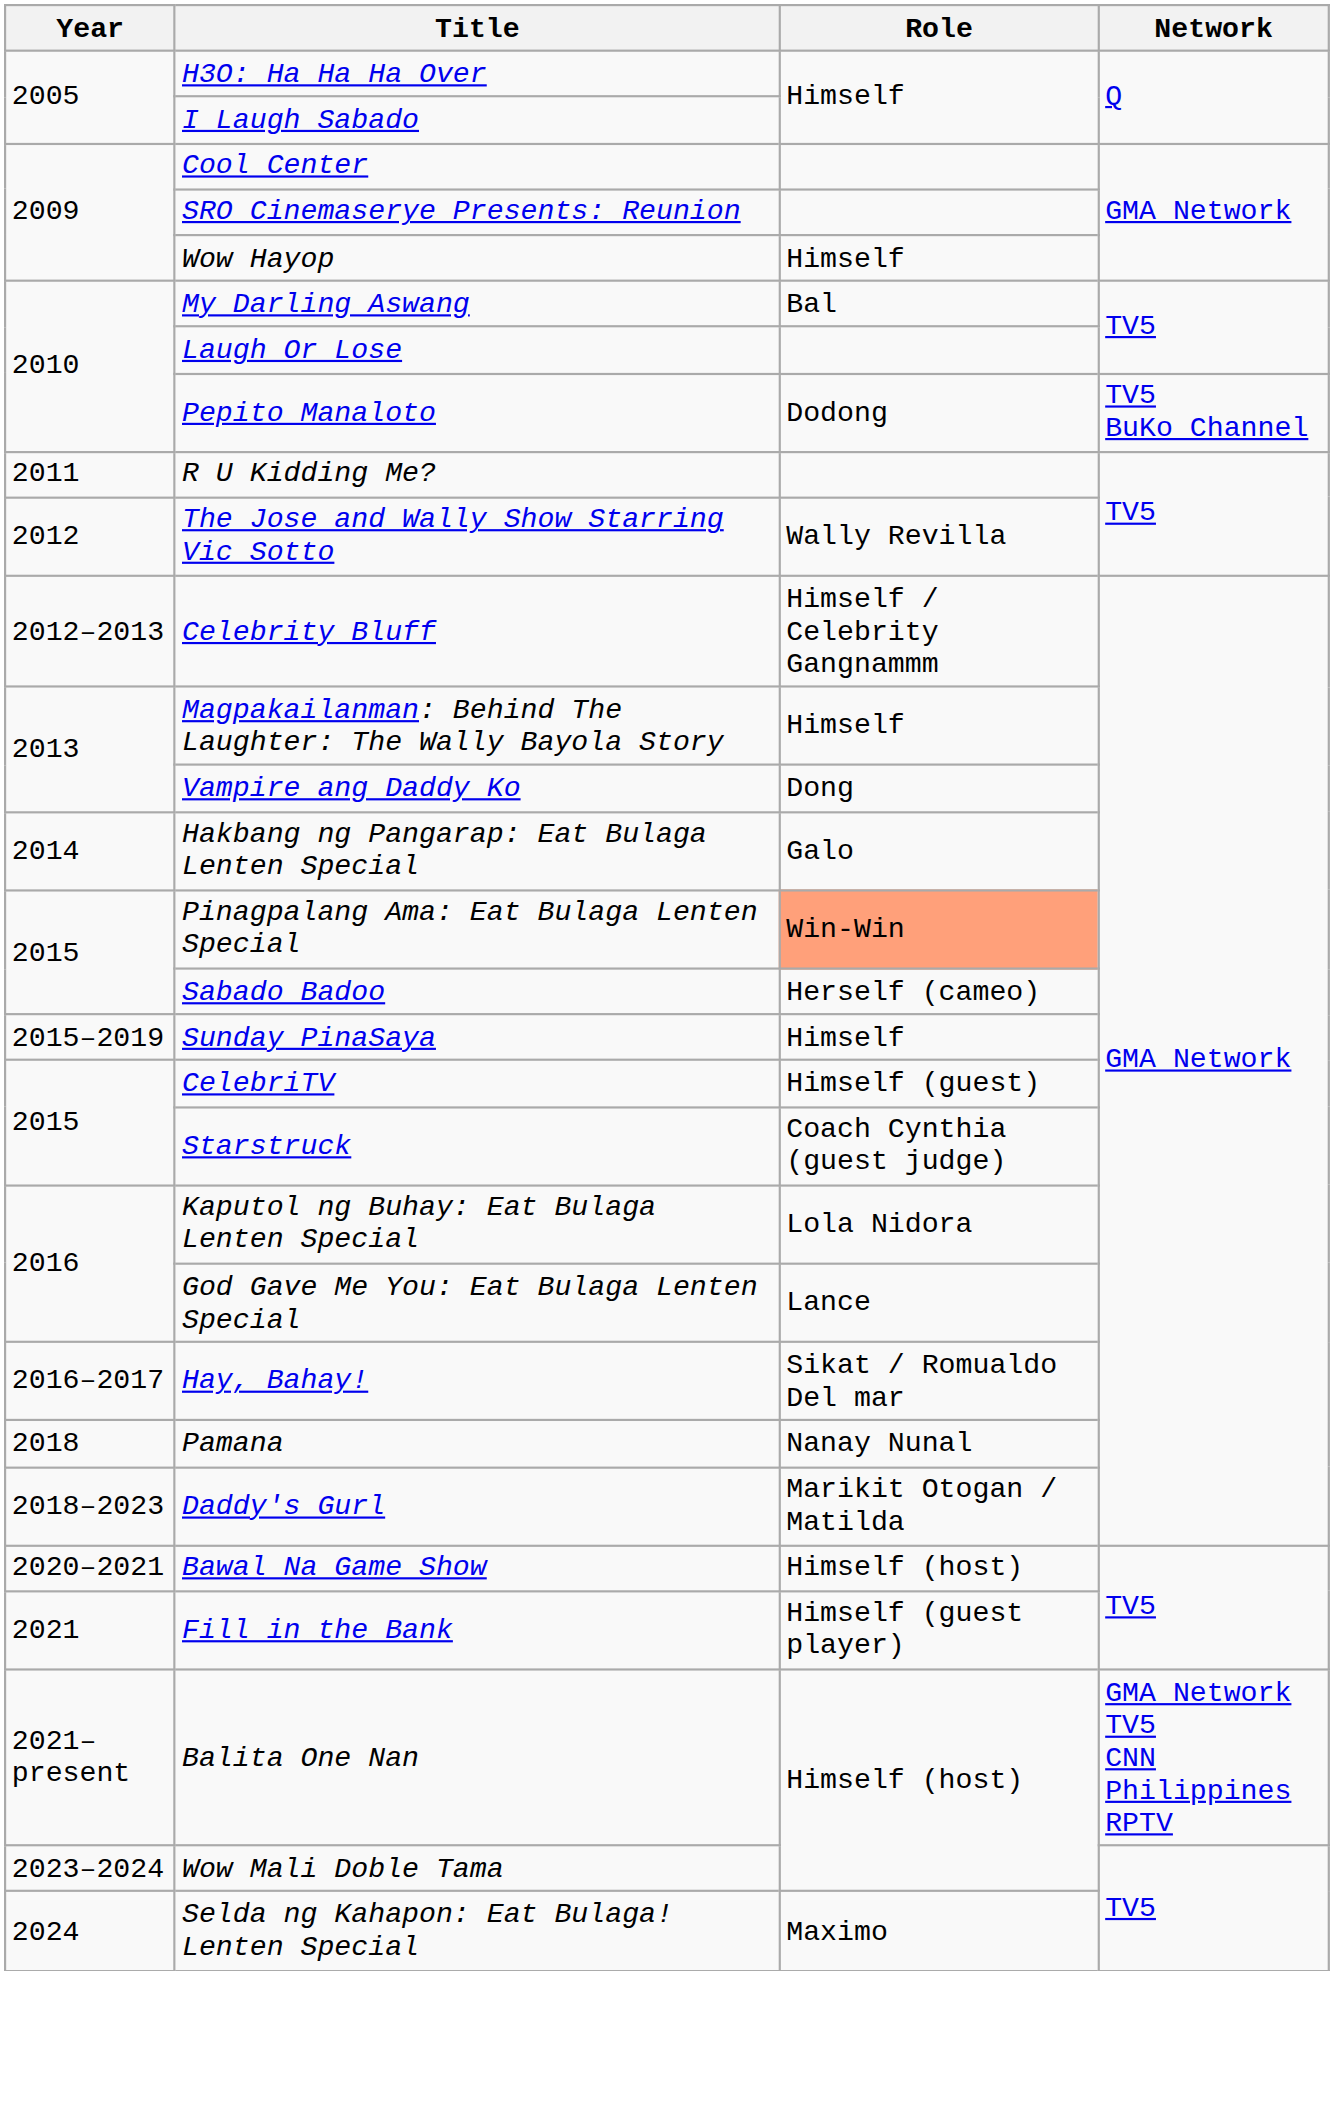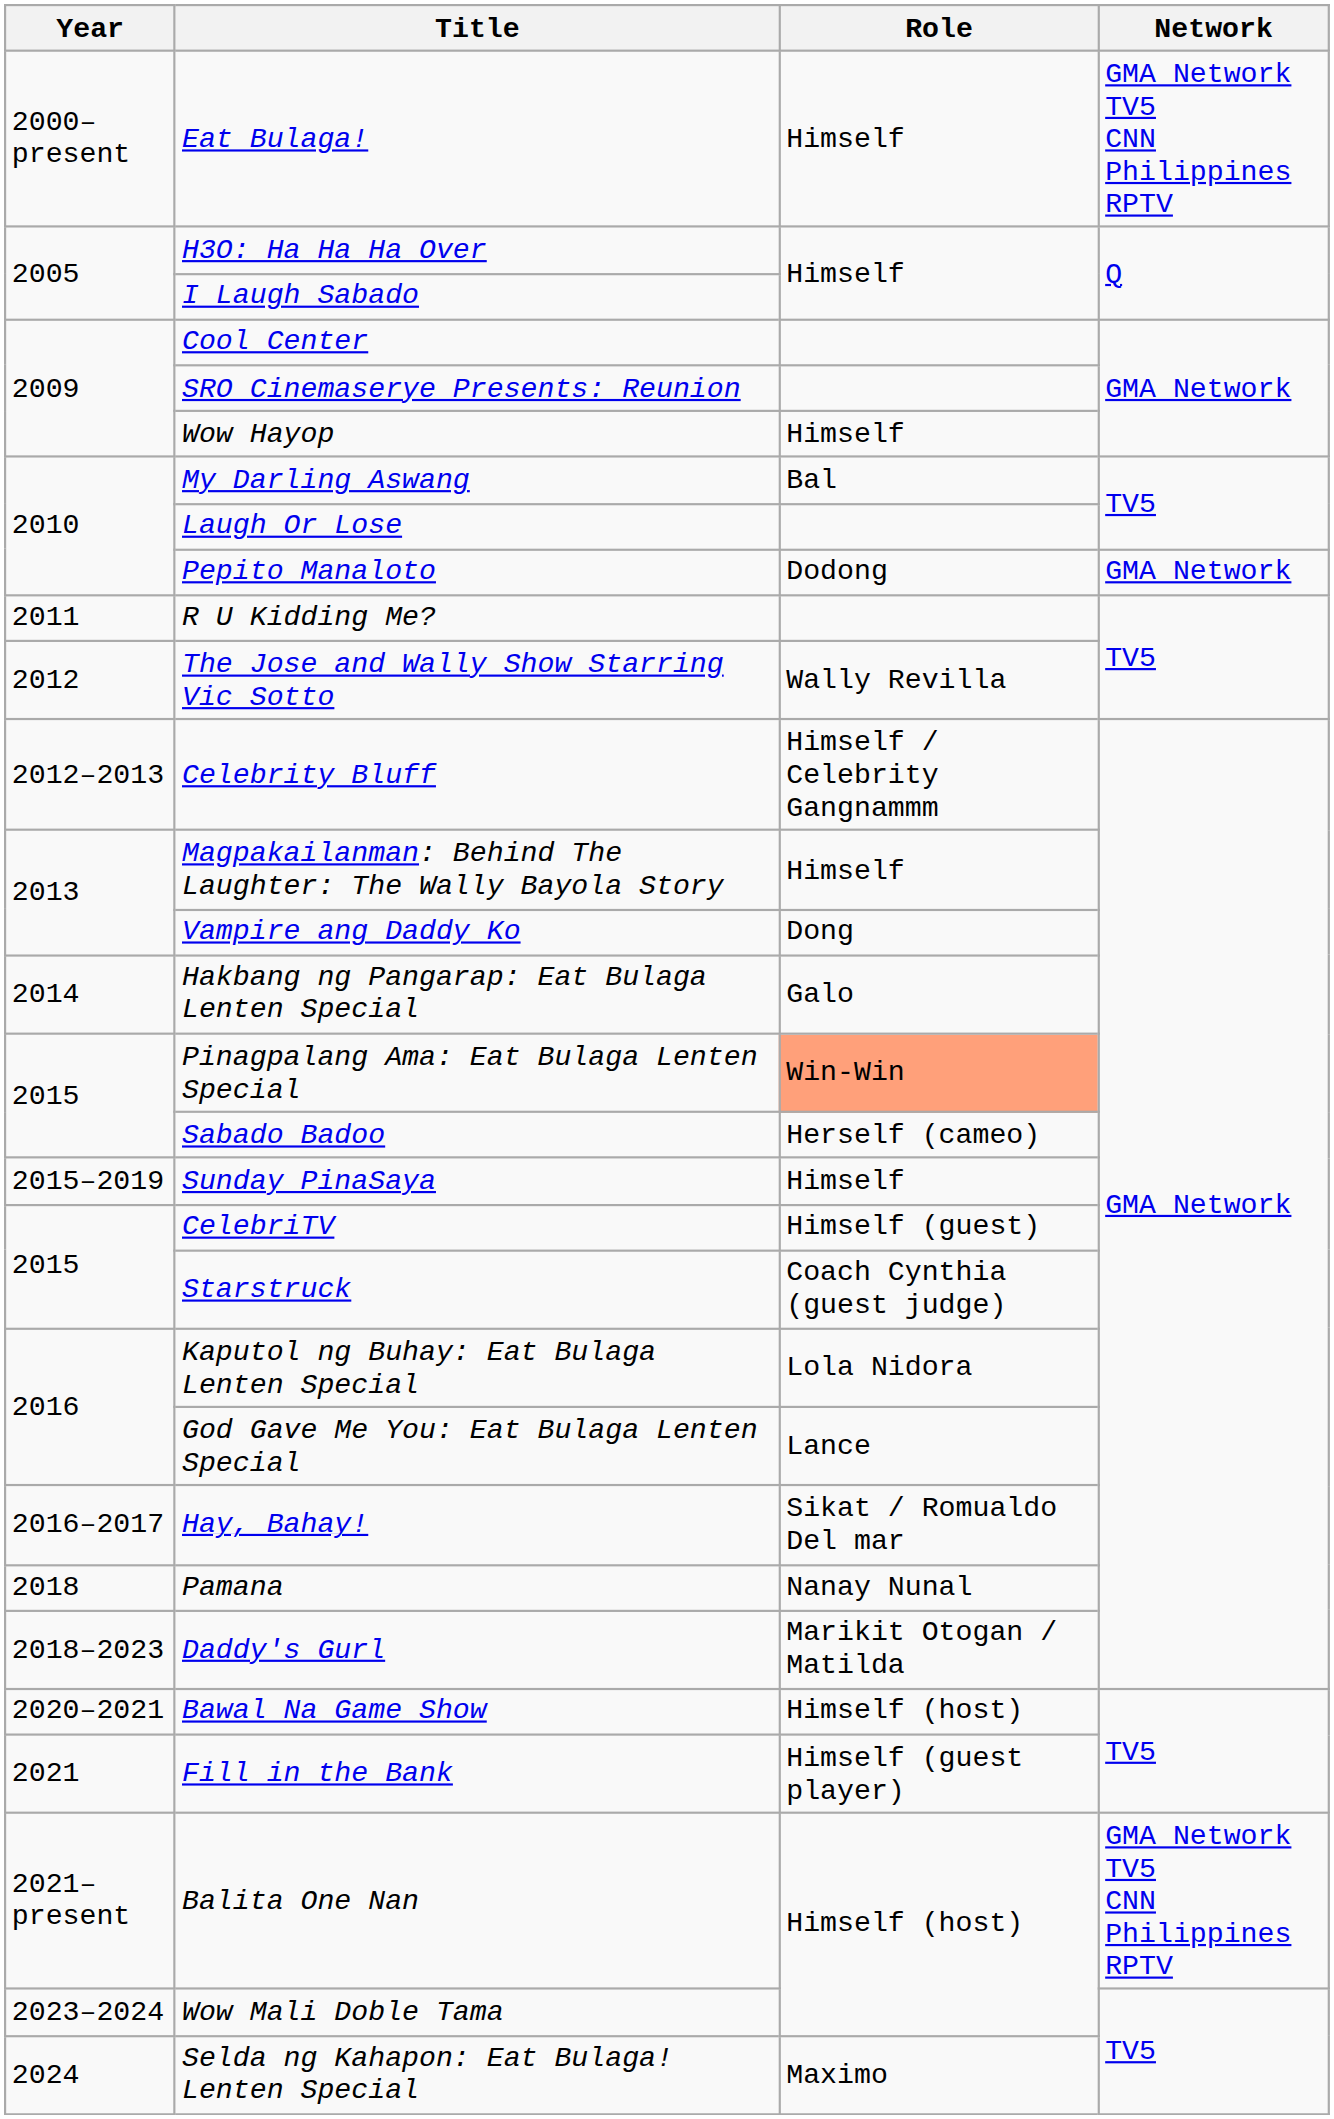+ row: (275, 139)
(1207, 412) TV5 BuKo Channel -> (1198, 572) GMA Network
